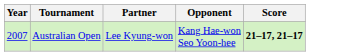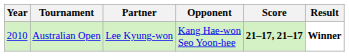+ column: (325, 13)
(17, 36) 2007 -> (17, 36) 2010
